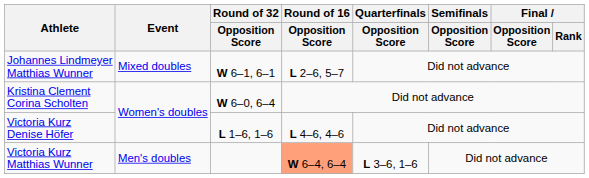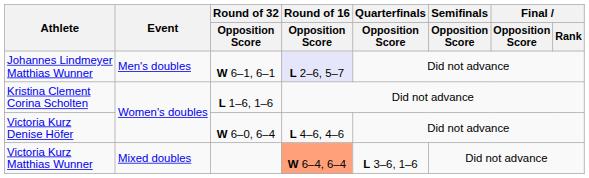(155, 67) Mixed doubles -> (154, 67) Men's doubles
(317, 73) no background -> (317, 73) lavender background
(246, 104) W 6–0, 6–4 -> (246, 104) L 1–6, 1–6
(246, 134) L 1–6, 1–6 -> (246, 134) W 6–0, 6–4
(154, 159) Men's doubles -> (155, 159) Mixed doubles
